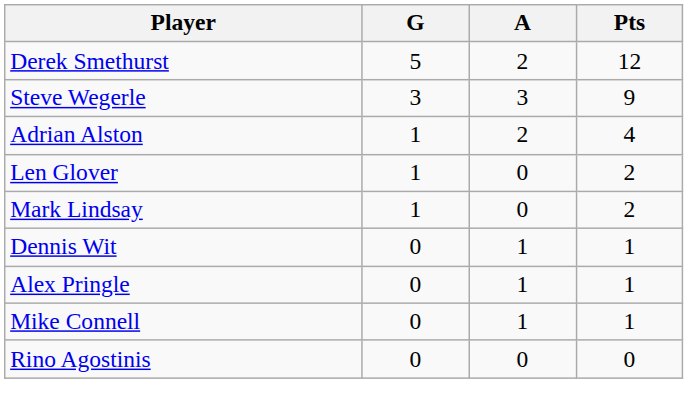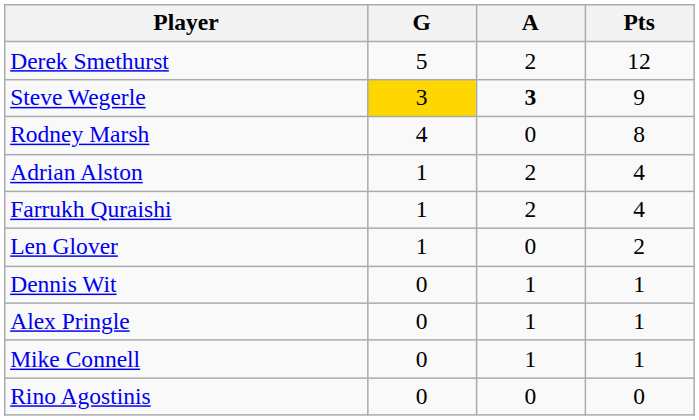(415, 97) no background -> (422, 97) gold background
(522, 97) normal -> (530, 97) bold
+ row: (80, 135)
+ row: (91, 209)
- row: (76, 209)
